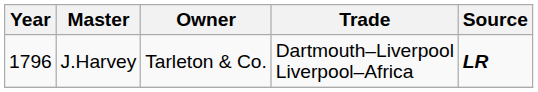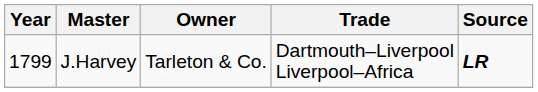(30, 60) 1796 -> (30, 60) 1799
